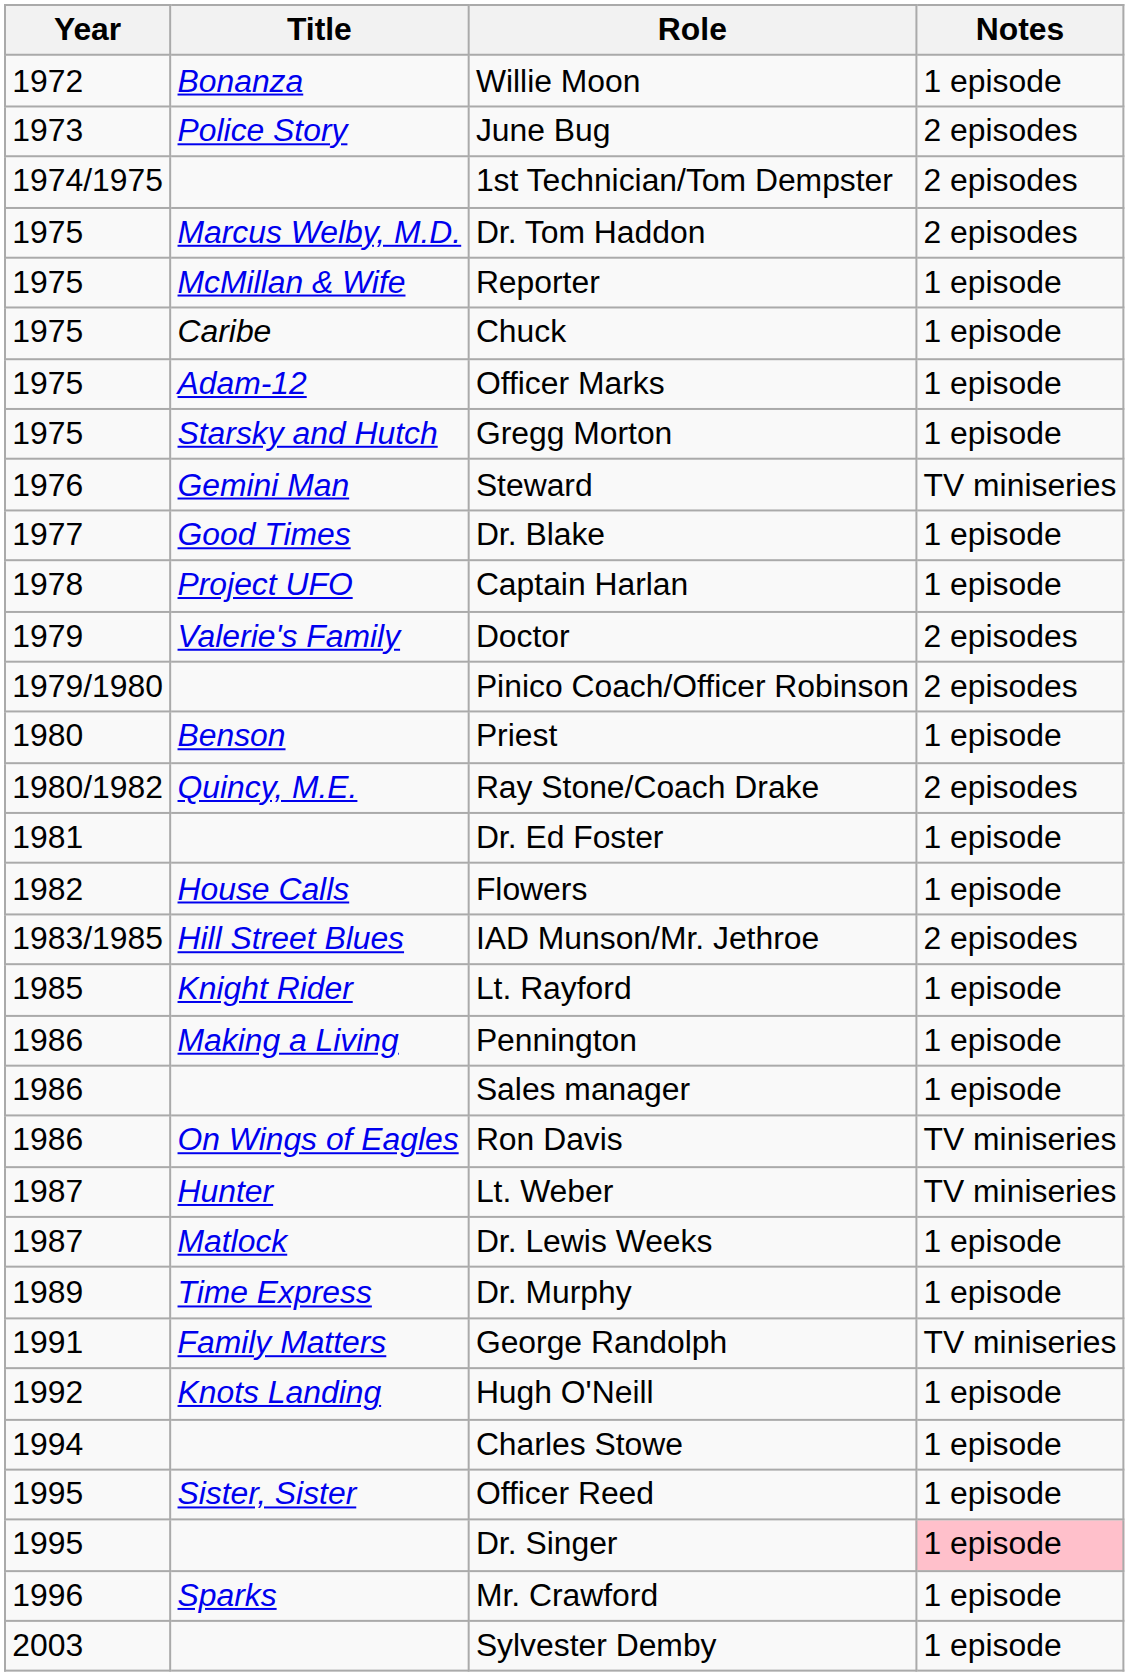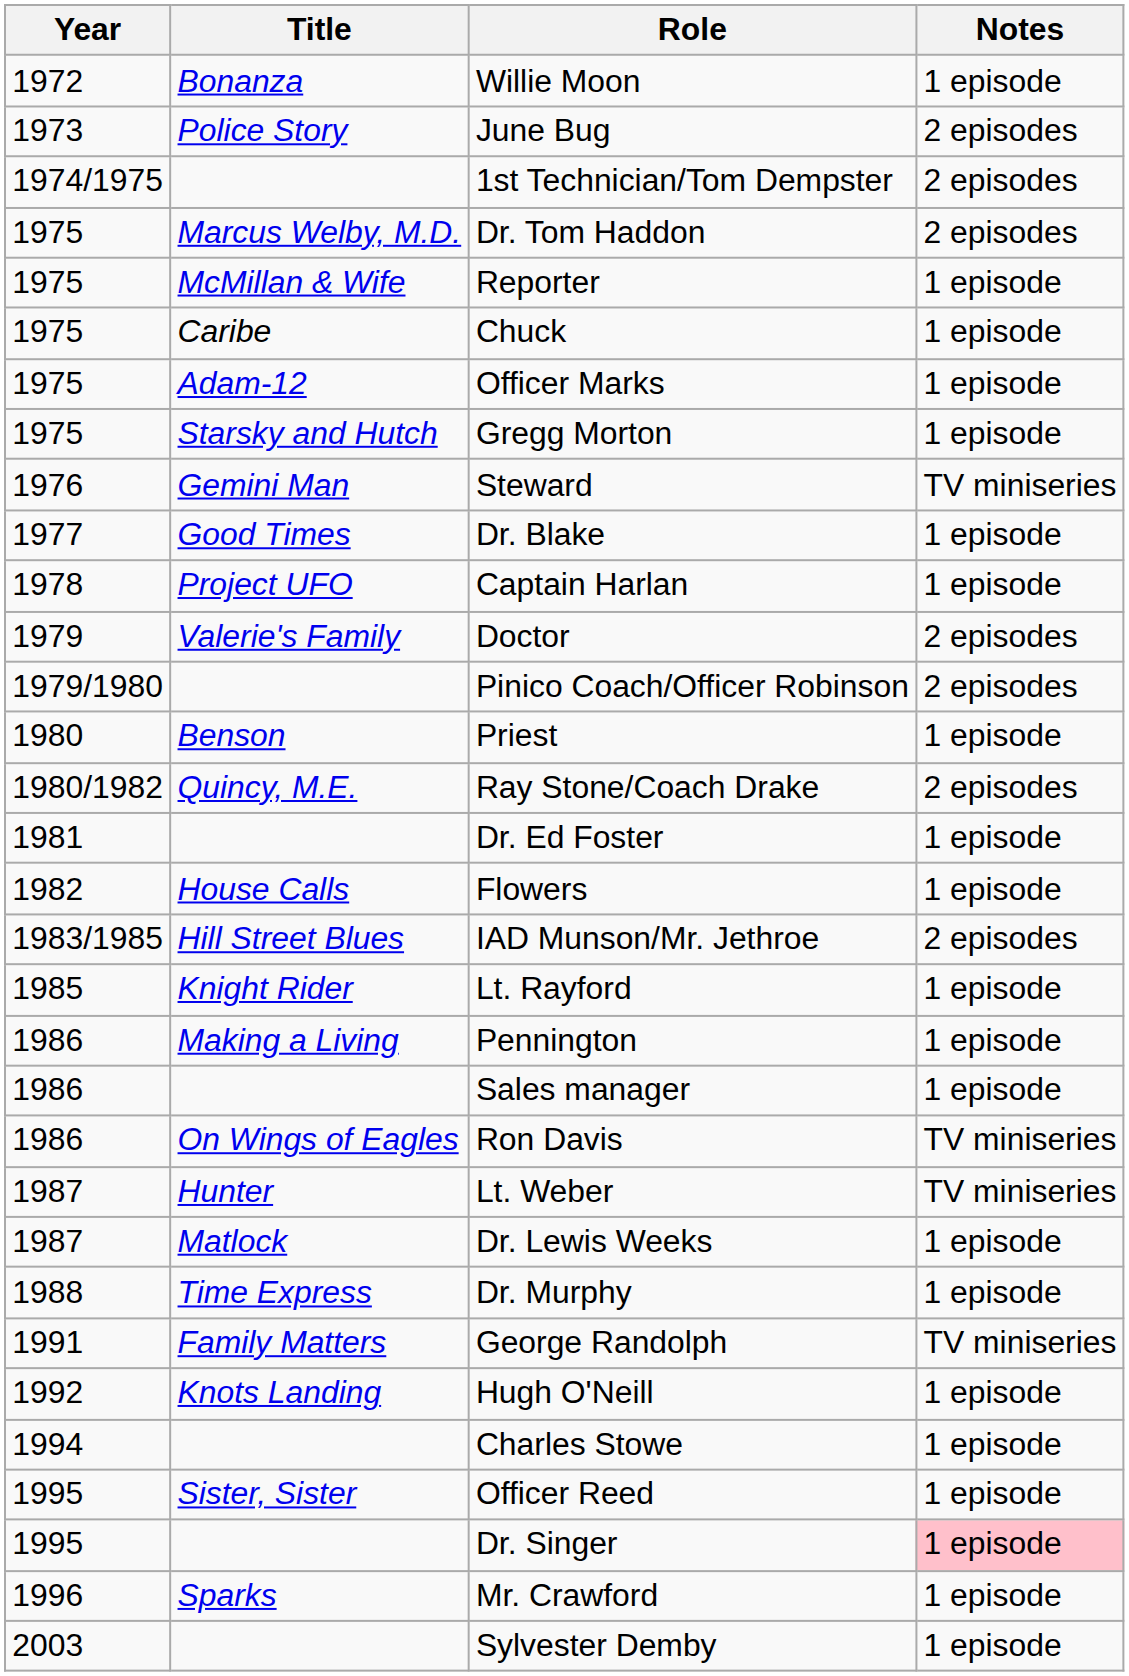(48, 1292) 1989 -> (48, 1292) 1988
